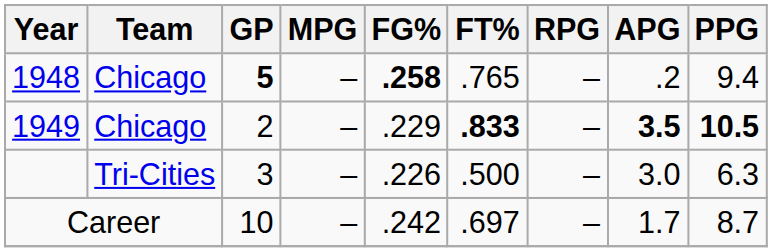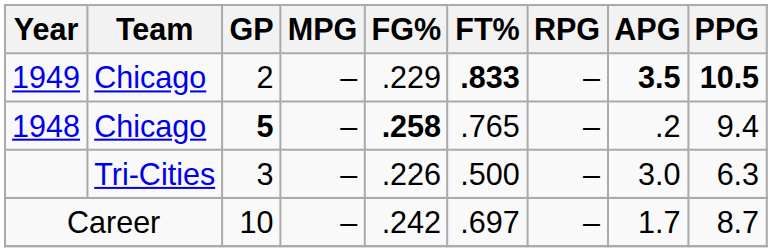rows swapped: (46, 78) <-> (46, 126)
